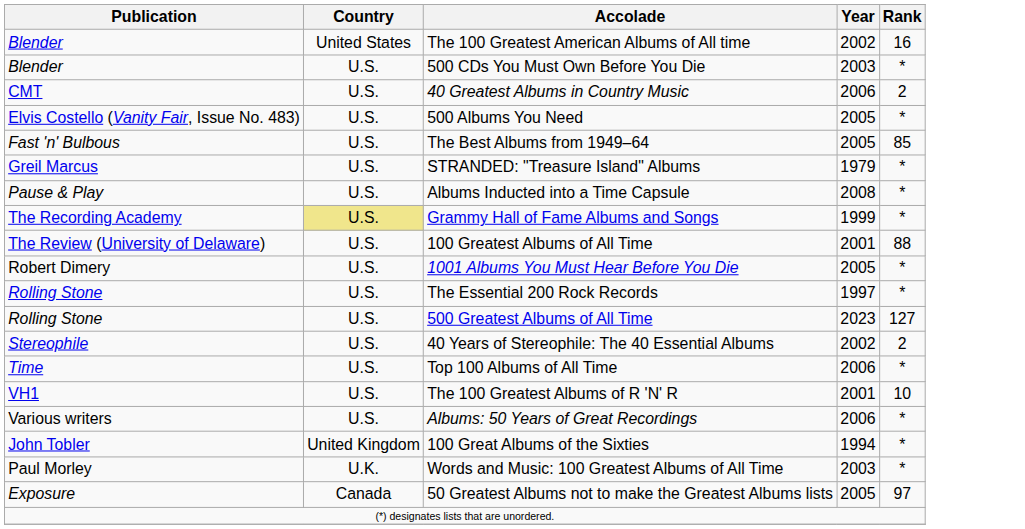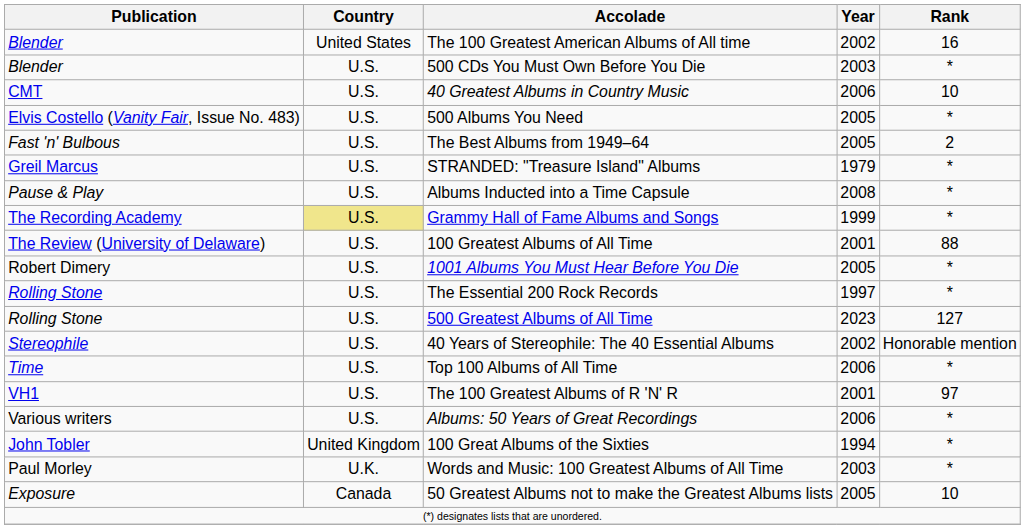(902, 92) 2 -> (950, 92) 10
(902, 142) 85 -> (950, 142) 2
(902, 343) 2 -> (950, 343) Honorable mention
(902, 393) 10 -> (950, 393) 97
(902, 494) 97 -> (950, 494) 10
